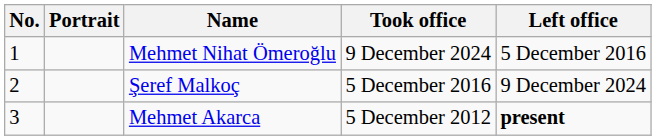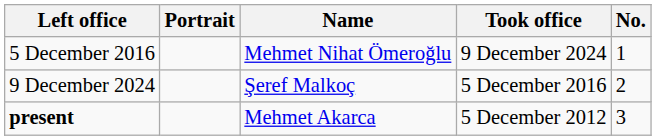columns swapped: (24, 20) <-> (573, 20)
